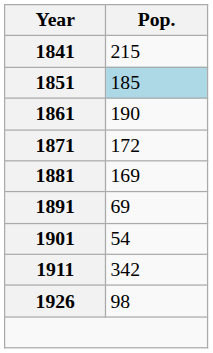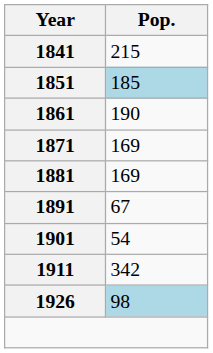(125, 144) 172 -> (125, 144) 169
(120, 207) 69 -> (120, 207) 67
(120, 301) no background -> (120, 301) lightblue background
